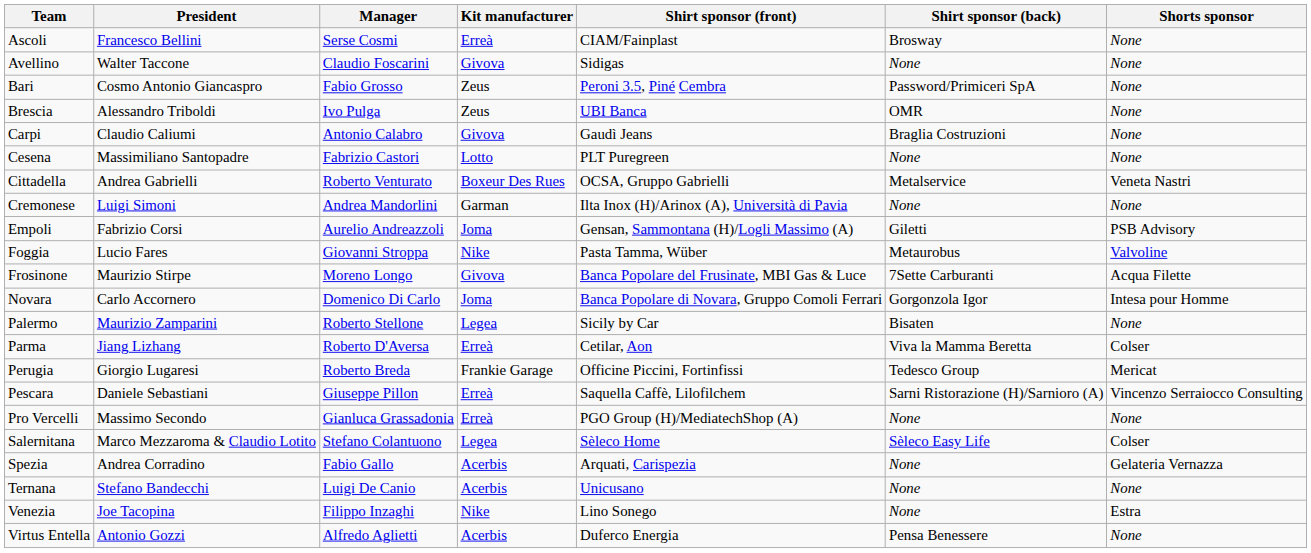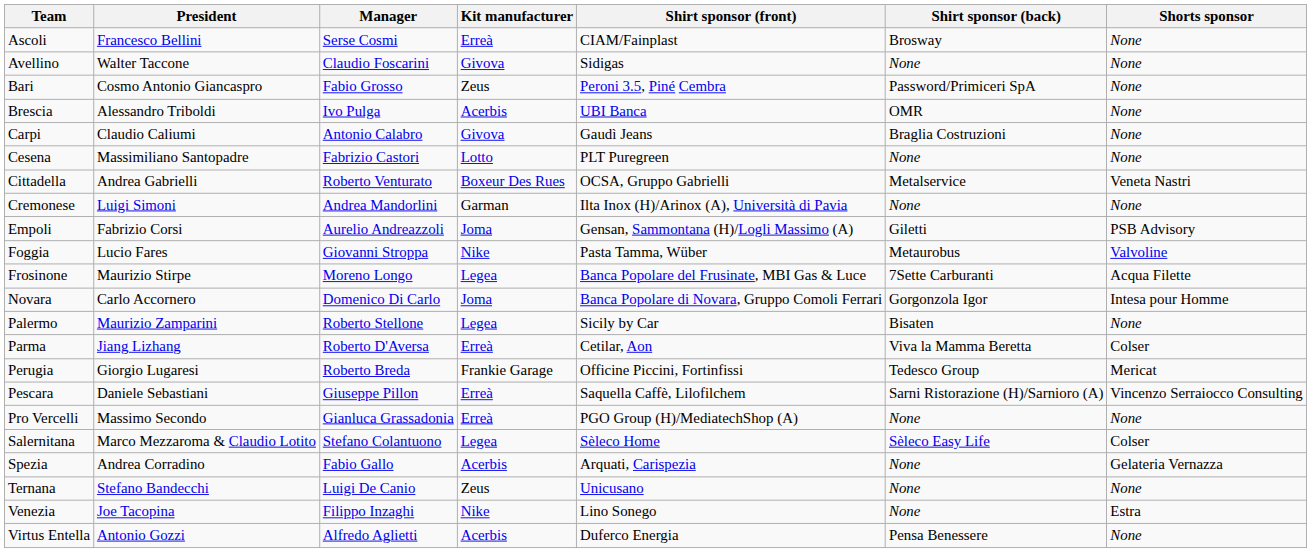(475, 110) Zeus -> (484, 110) Acerbis
(483, 275) Givova -> (479, 275) Legea
(484, 488) Acerbis -> (475, 488) Zeus
